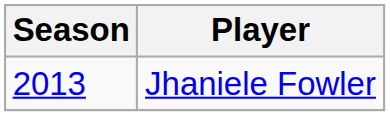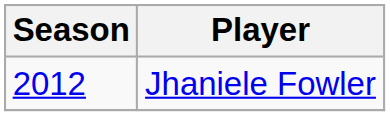(49, 82) 2013 -> (49, 82) 2012
